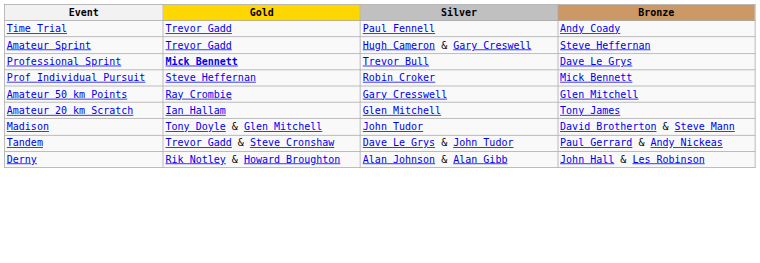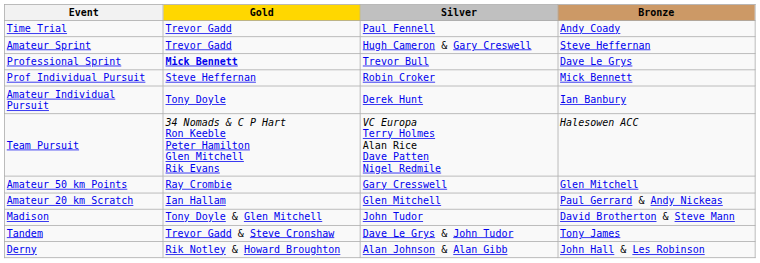+ row: (61, 100)
+ row: (43, 145)
(590, 110) Tony James -> (641, 201) Paul Gerrard & Andy Nickeas
(641, 143) Paul Gerrard & Andy Nickeas -> (590, 233) Tony James
